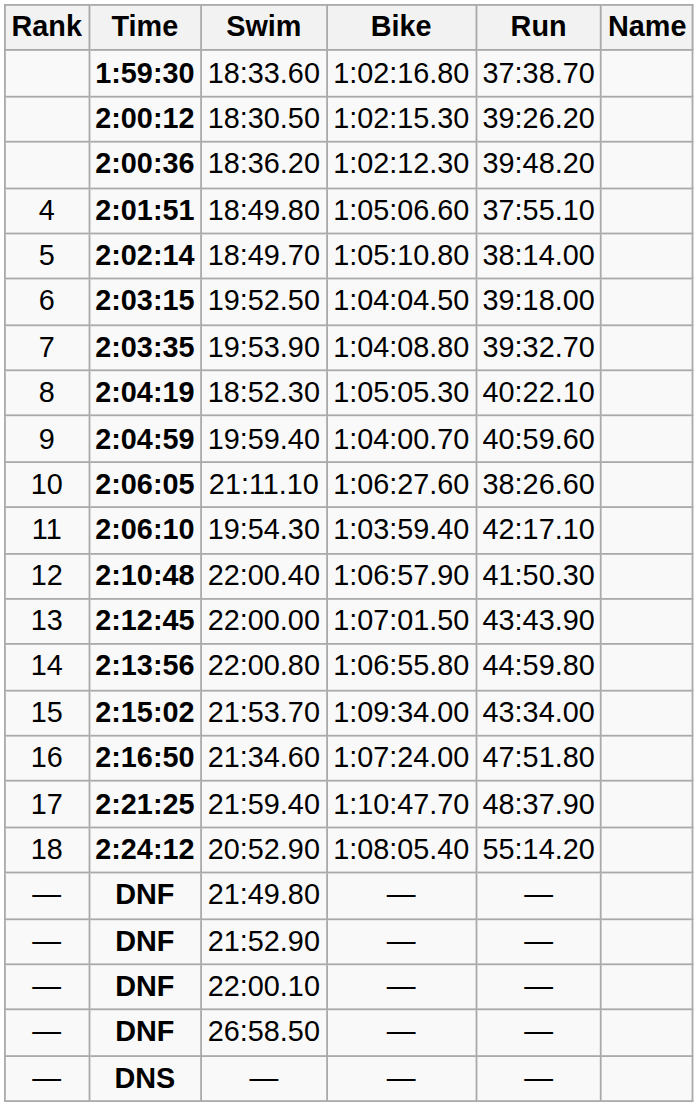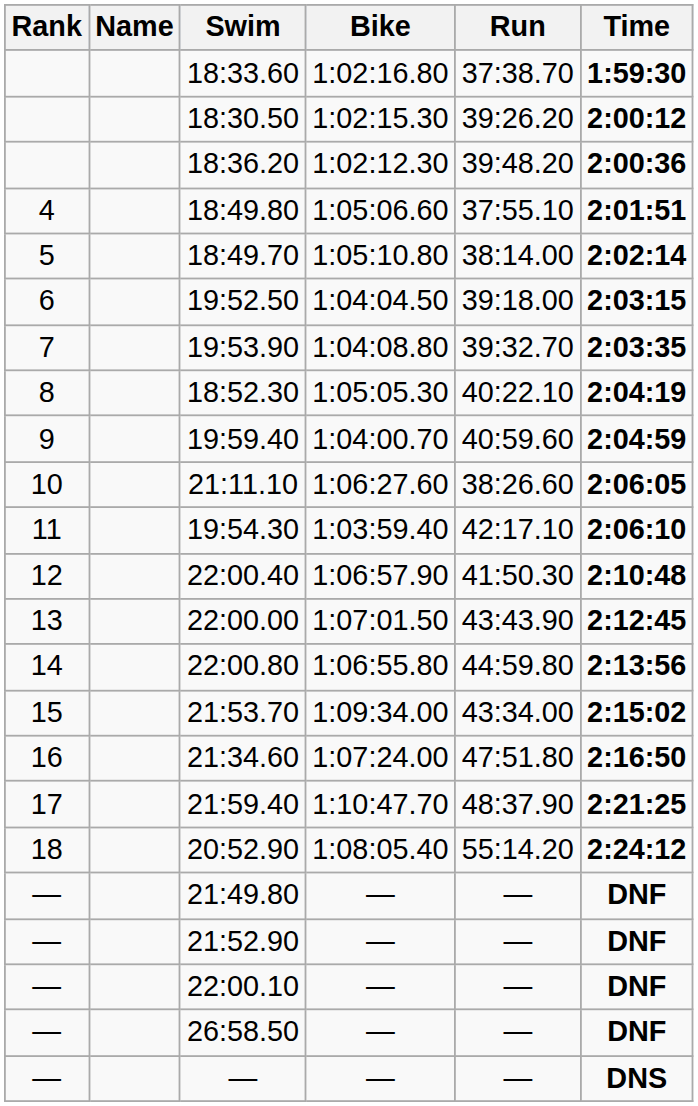columns swapped: (647, 27) <-> (145, 27)
